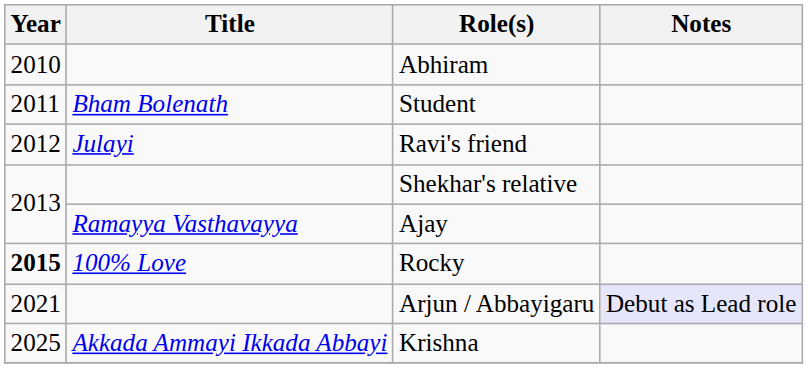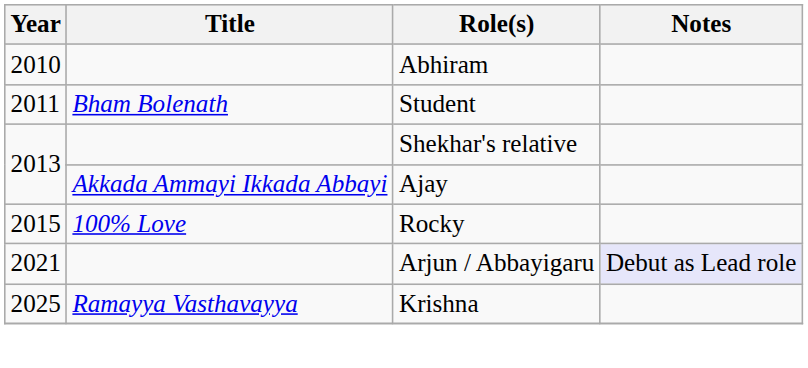- row: (463, 143)
(185, 223) Ramayya Vasthavayya -> (230, 183) Akkada Ammayi Ikkada Abbayi
(36, 263) bold -> (36, 223) normal
(230, 343) Akkada Ammayi Ikkada Abbayi -> (185, 303) Ramayya Vasthavayya
